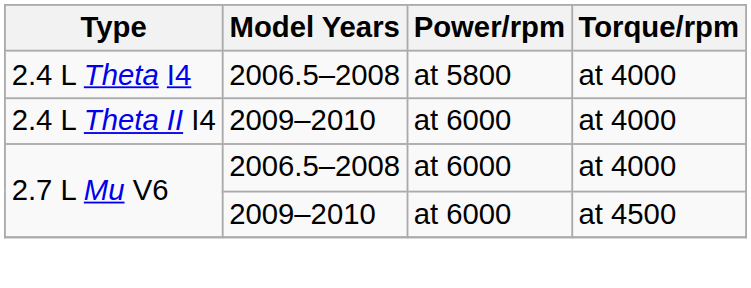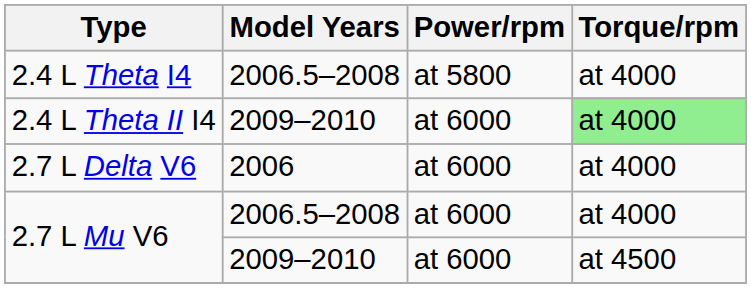(627, 120) no background -> (627, 120) lightgreen background
+ row: (104, 167)
